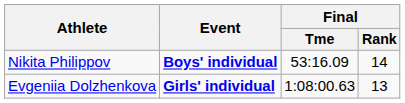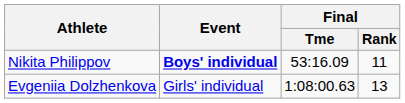(379, 63) 14 -> (379, 63) 11
(219, 86) bold -> (213, 86) normal
